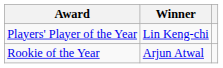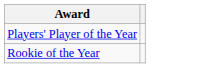- column: (176, 14)
